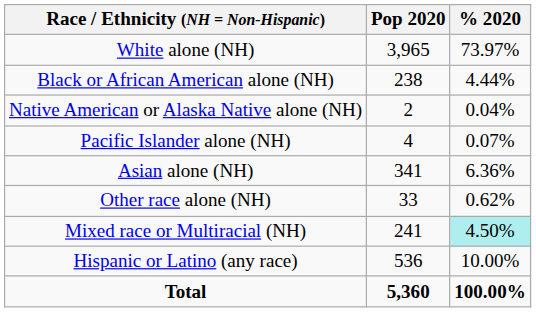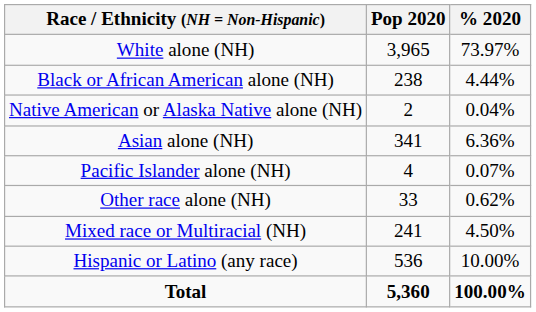rows swapped: (186, 170) <-> (186, 140)
(490, 230) paleturquoise background -> (490, 230) no background
